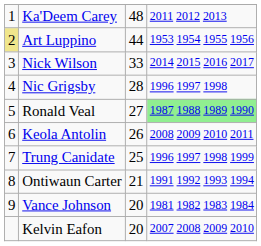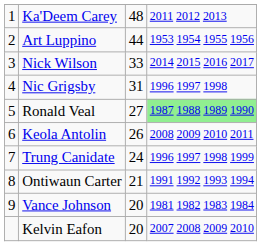(12, 39) khaki background -> (12, 39) no background
(136, 87) 28 -> (136, 87) 31
(136, 157) 25 -> (136, 157) 24
